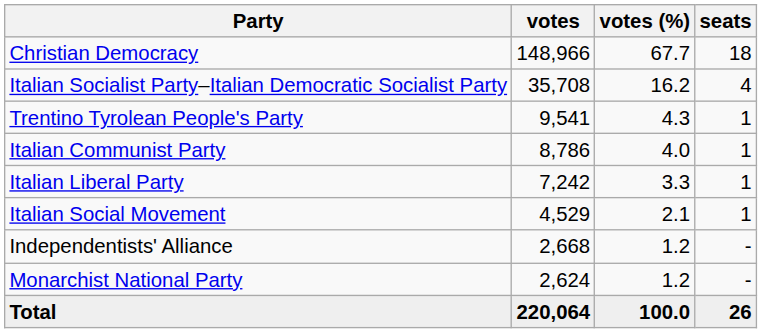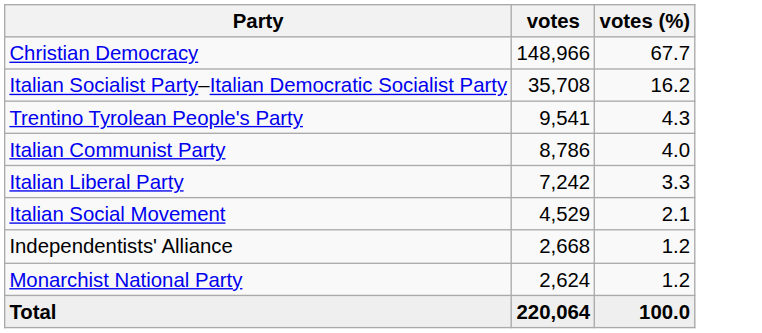- column: (726, 21)
